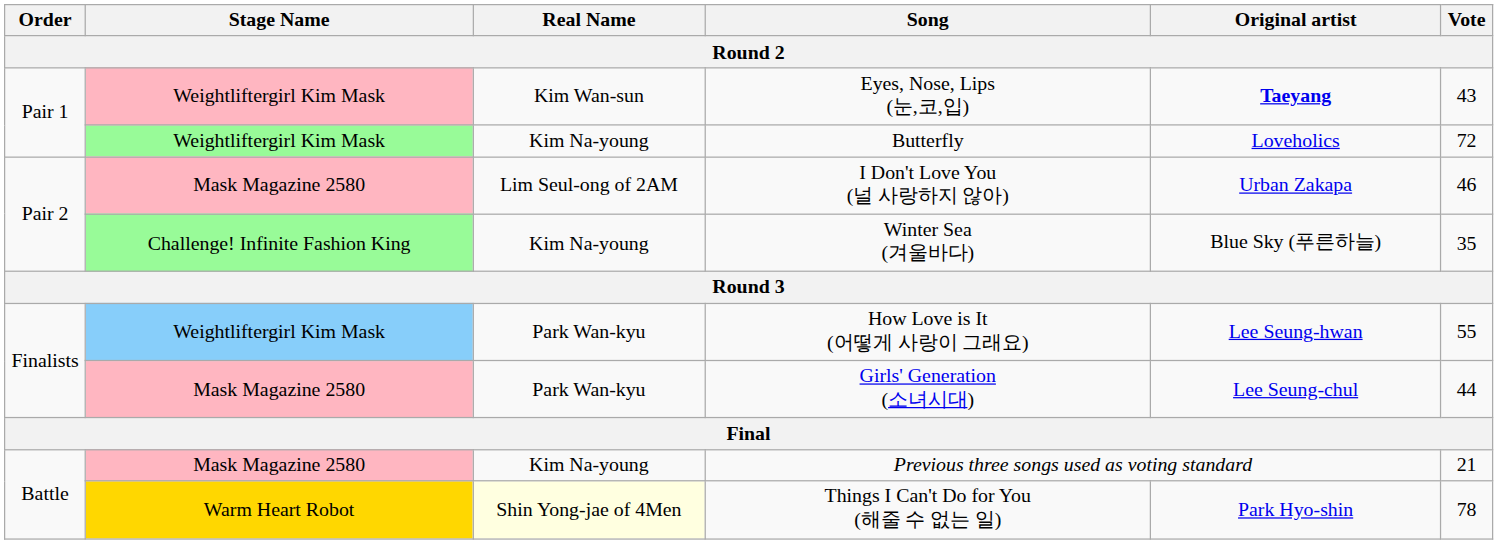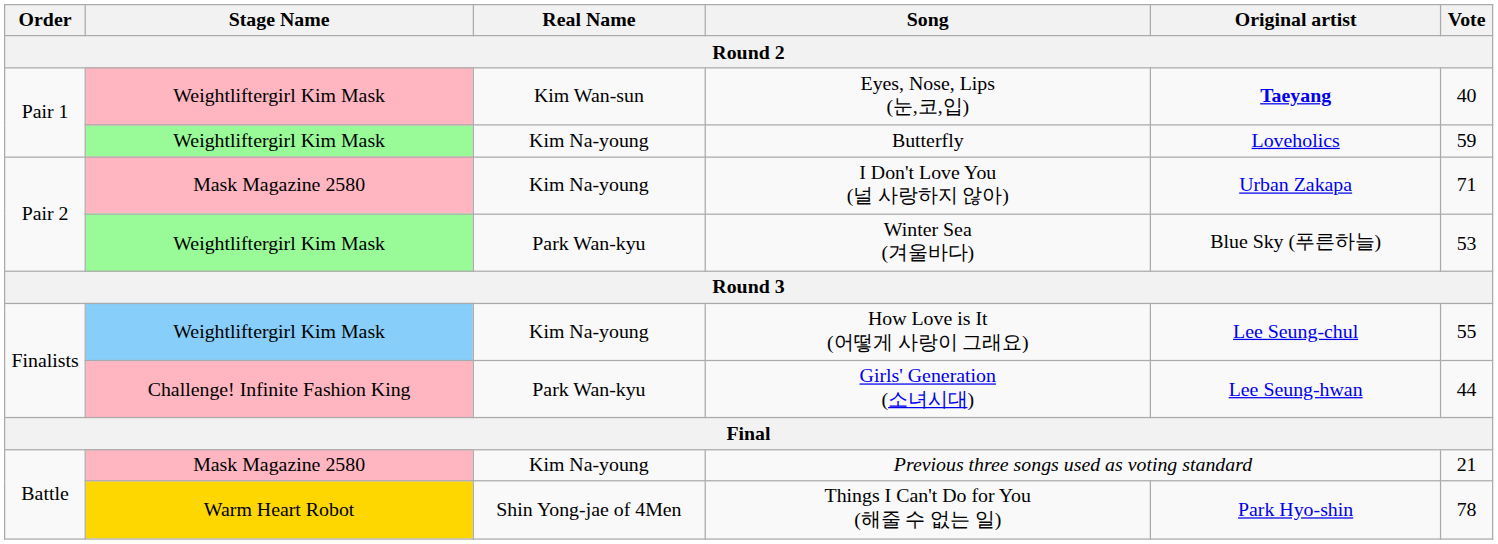(1467, 96) 43 -> (1467, 96) 40
(1467, 140) 72 -> (1467, 140) 59
(589, 185) Lim Seul-ong of 2AM -> (589, 185) Kim Na-young
(1467, 185) 46 -> (1467, 185) 71
(279, 242) Challenge! Infinite Fashion King -> (279, 242) Weightliftergirl Kim Mask
(589, 242) Kim Na-young -> (589, 242) Park Wan-kyu
(1467, 242) 35 -> (1467, 242) 53
(589, 331) Park Wan-kyu -> (589, 331) Kim Na-young
(1296, 331) Lee Seung-hwan -> (1296, 331) Lee Seung-chul
(279, 389) Mask Magazine 2580 -> (279, 389) Challenge! Infinite Fashion King
(1296, 389) Lee Seung-chul -> (1296, 389) Lee Seung-hwan
(589, 509) lightyellow background -> (589, 509) no background
